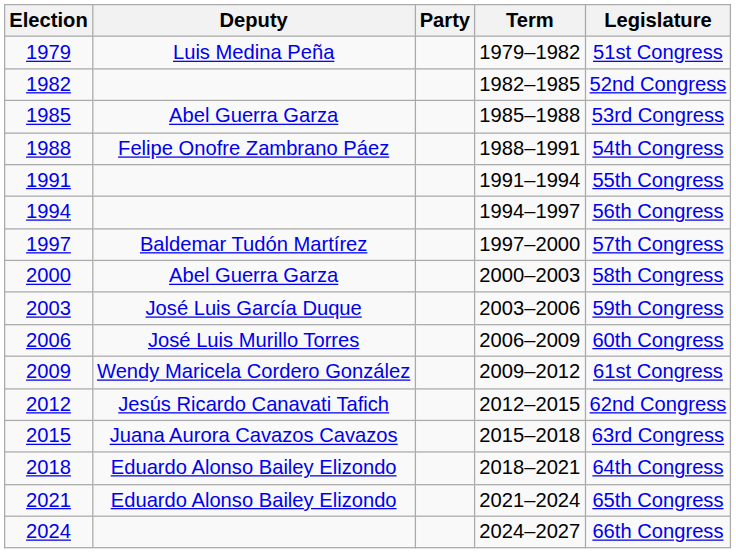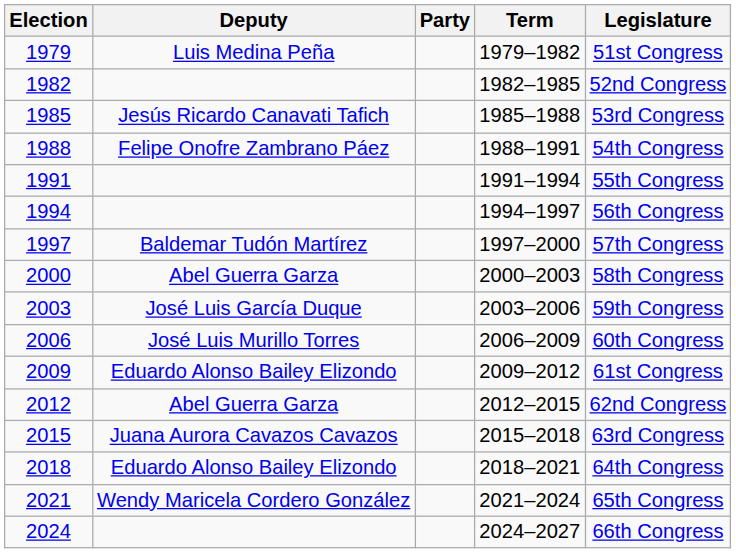(254, 116) Abel Guerra Garza -> (254, 116) Jesús Ricardo Canavati Tafich
(254, 372) Wendy Maricela Cordero González -> (254, 372) Eduardo Alonso Bailey Elizondo
(254, 404) Jesús Ricardo Canavati Tafich -> (254, 404) Abel Guerra Garza
(254, 500) Eduardo Alonso Bailey Elizondo -> (254, 500) Wendy Maricela Cordero González
